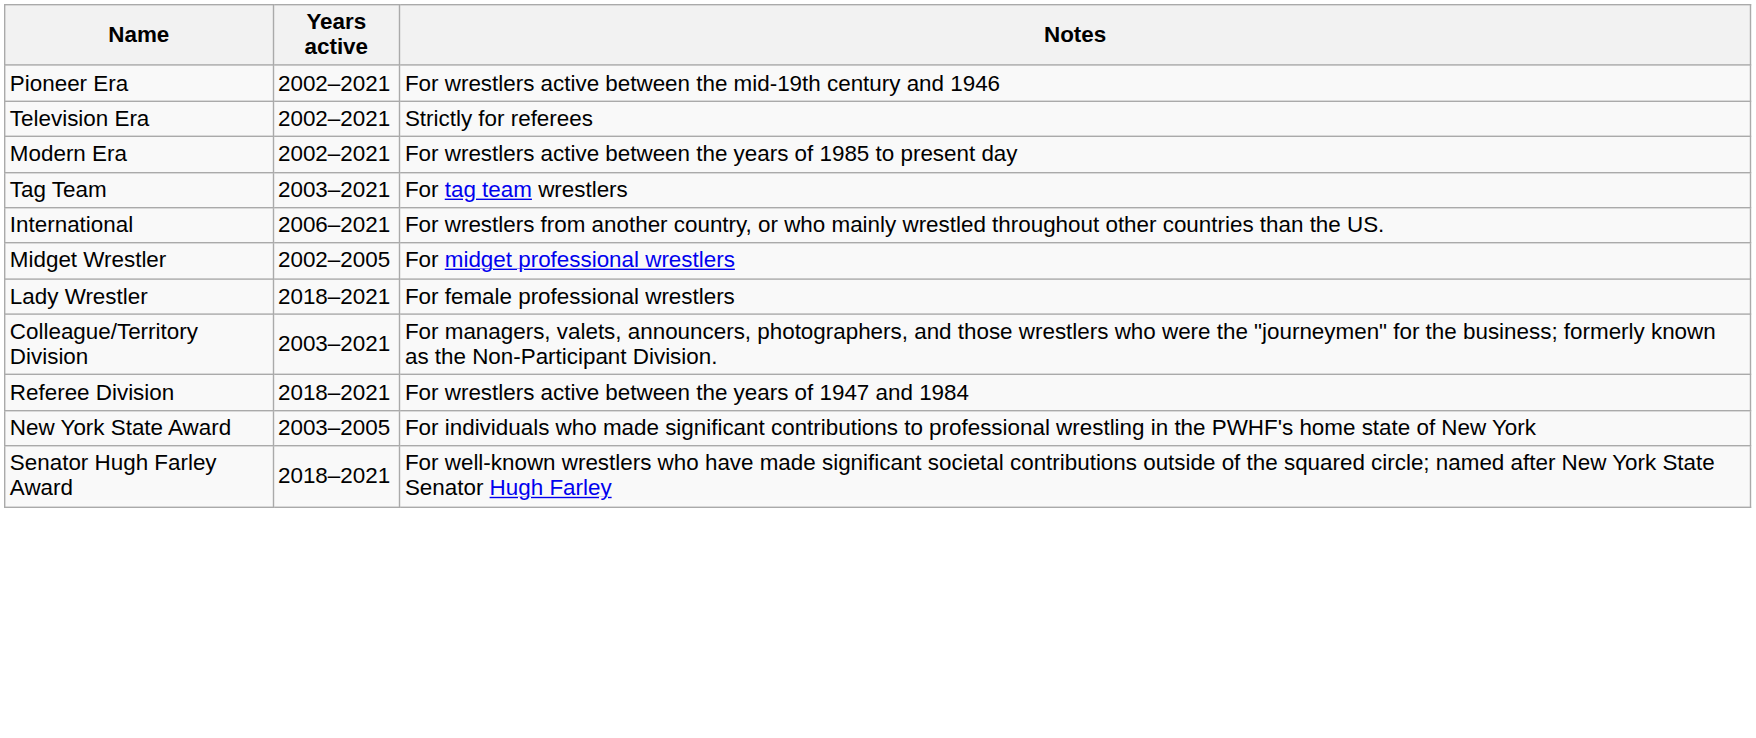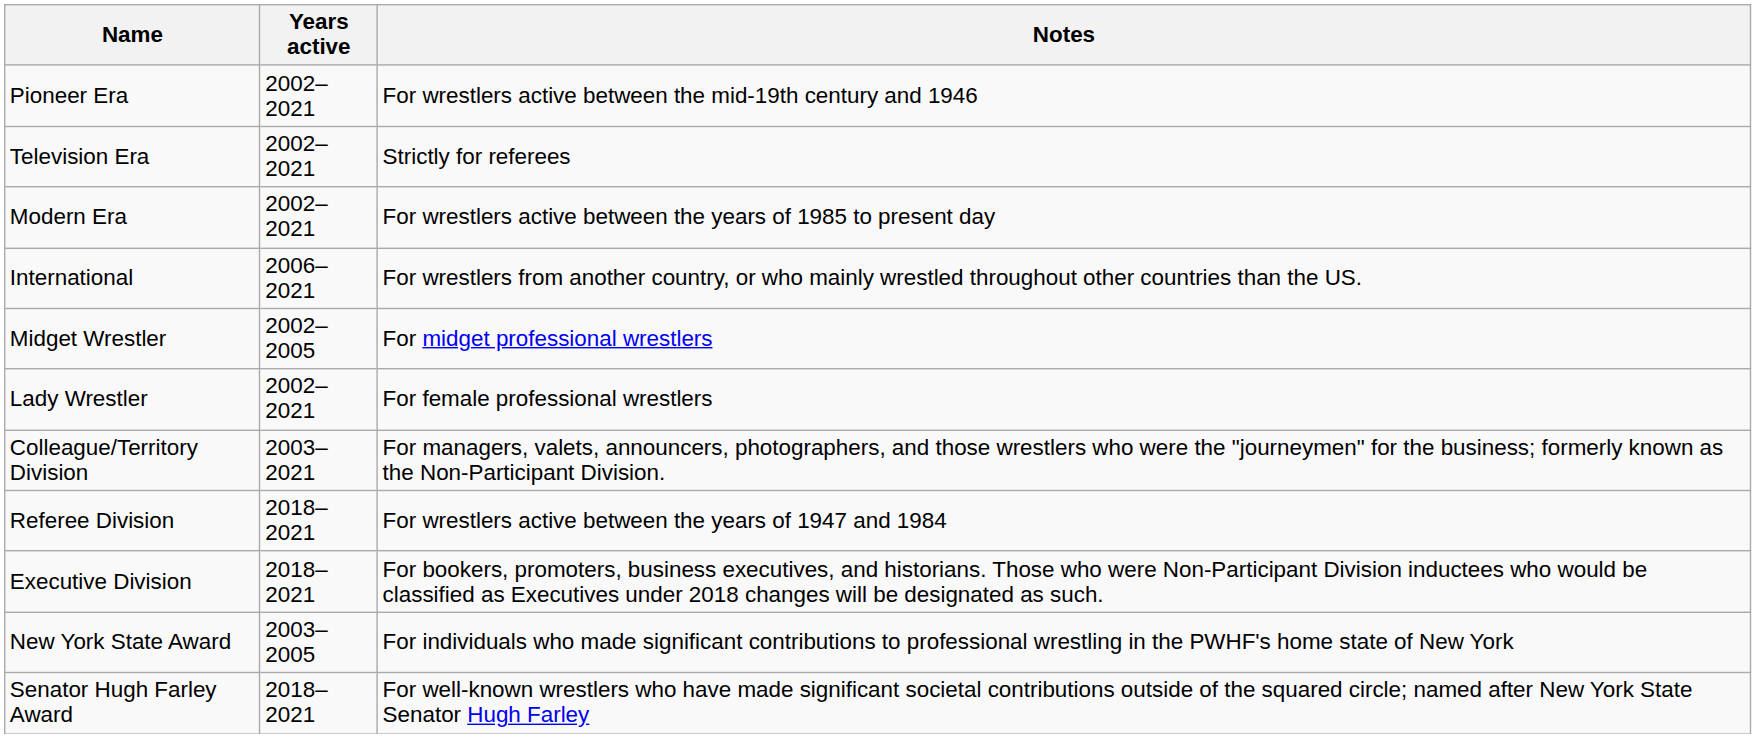- row: (58, 189)
(334, 296) 2018–2021 -> (296, 399) 2002–2021
+ row: (101, 581)
